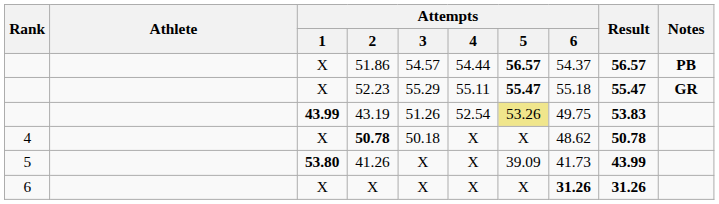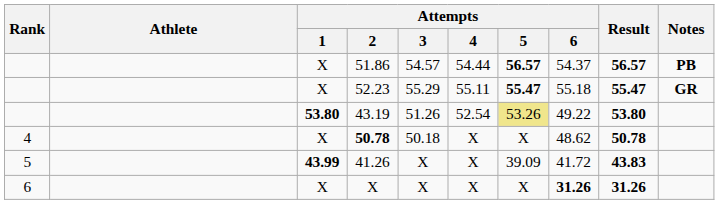(322, 114) 43.99 -> (322, 114) 53.80
(574, 114) 49.75 -> (574, 114) 49.22
(629, 114) 53.83 -> (629, 114) 53.80
(322, 162) 53.80 -> (322, 162) 43.99
(574, 162) 41.73 -> (574, 162) 41.72
(629, 162) 43.99 -> (629, 162) 43.83
